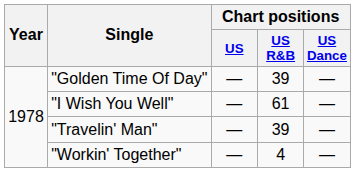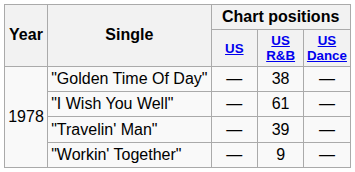(281, 78) 39 -> (281, 78) 38
(281, 154) 4 -> (281, 154) 9
